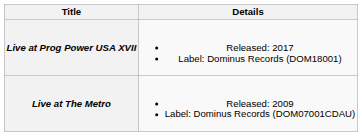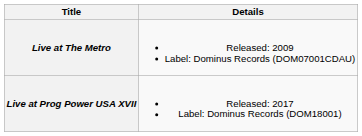rows swapped: (71, 103) <-> (71, 47)
